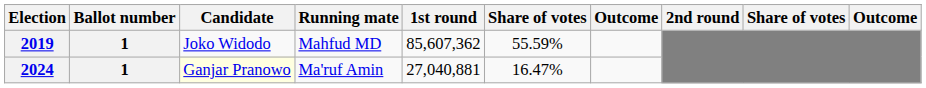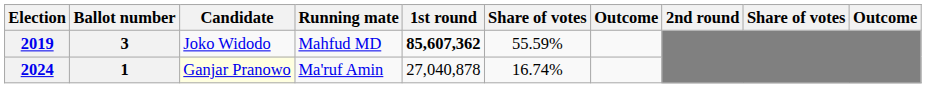(125, 43) 1 -> (125, 43) 3
(443, 43) normal -> (443, 43) bold
(443, 69) 27,040,881 -> (443, 69) 27,040,878
(537, 69) 16.47% -> (537, 69) 16.74%
